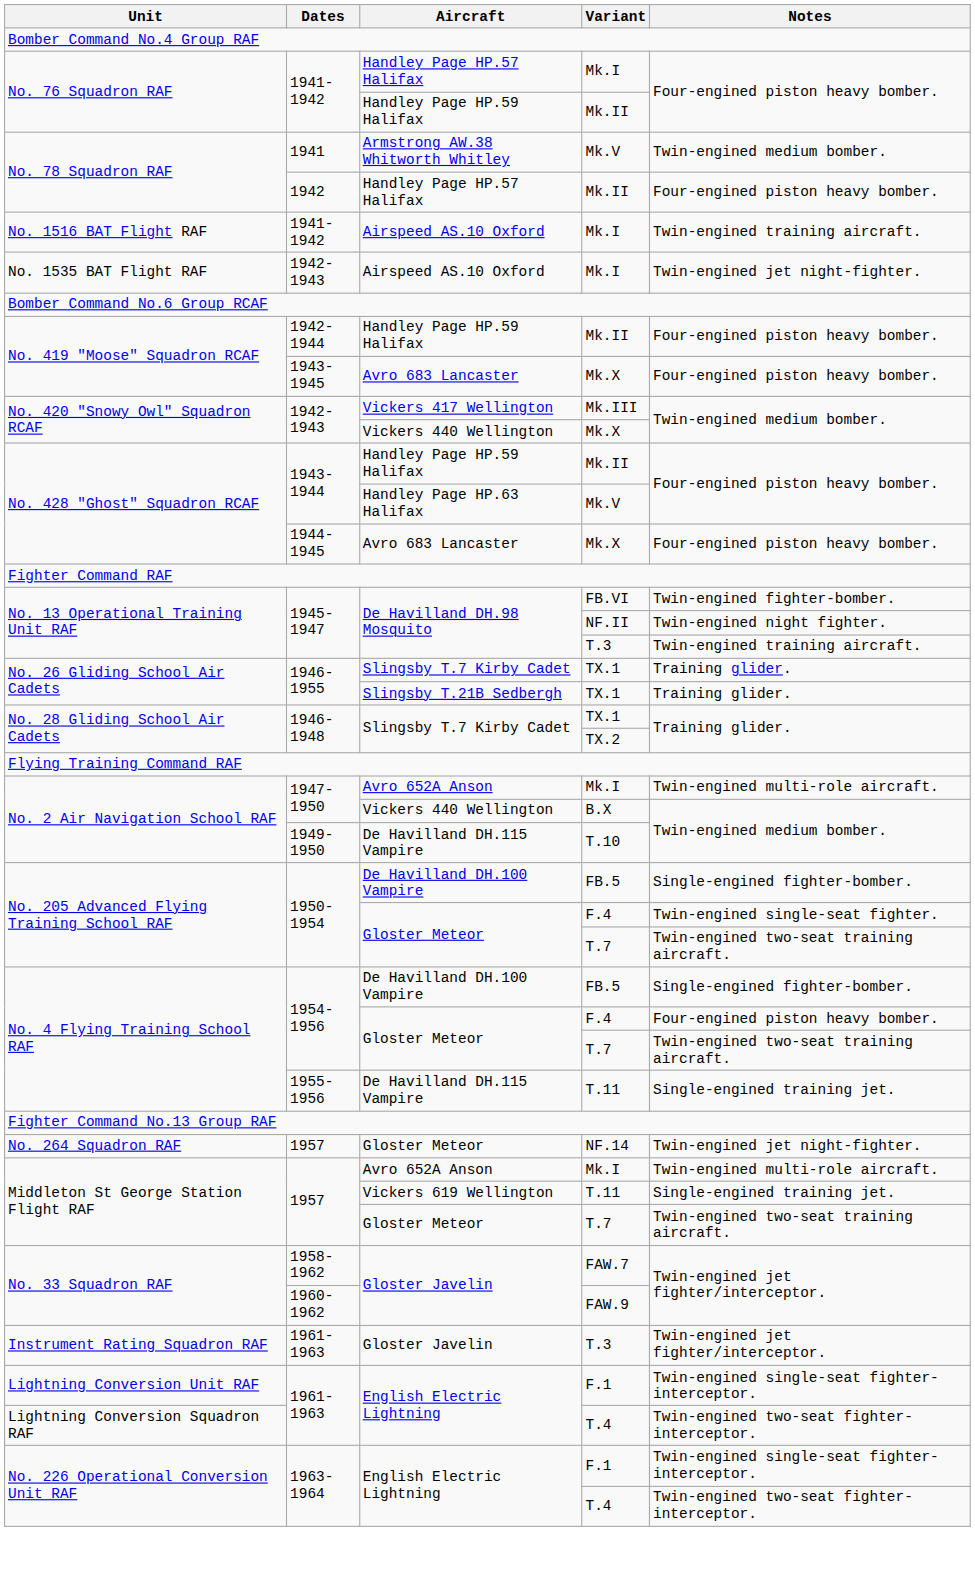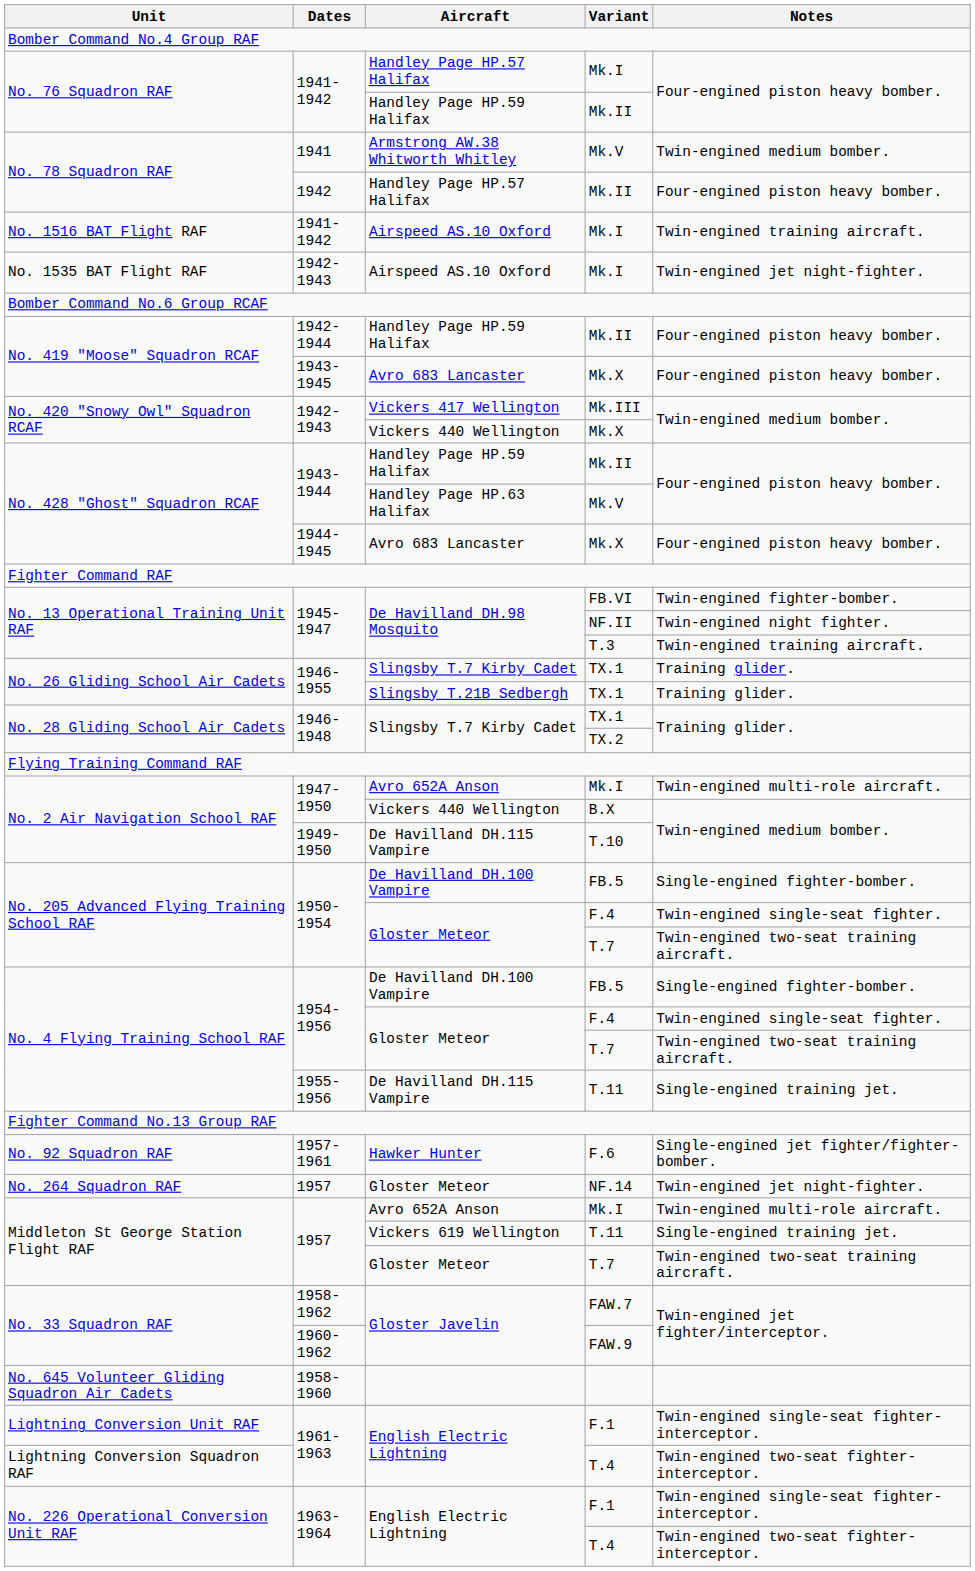(796, 1019) Four-engined piston heavy bomber. -> (799, 1019) Twin-engined single-seat fighter.
+ row: (319, 1154)
+ row: (319, 1386)
- row: (312, 1345)
